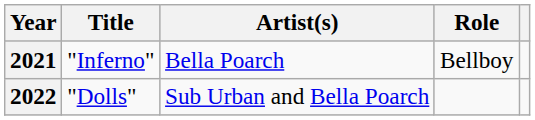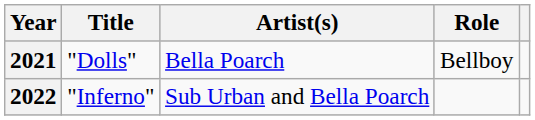(111, 59) "Inferno" -> (102, 59) "Dolls"
(102, 96) "Dolls" -> (111, 96) "Inferno"
